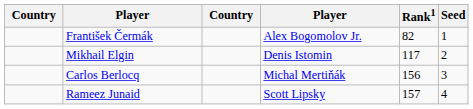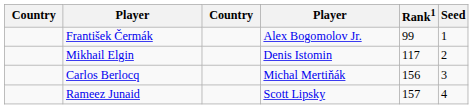(408, 36) 82 -> (408, 36) 99
